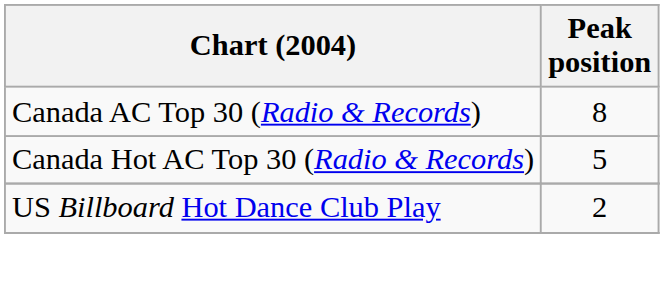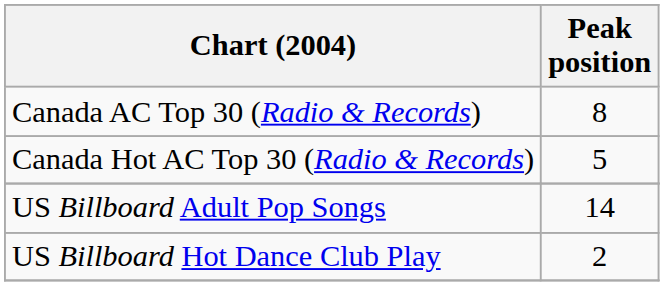+ row: (199, 207)
